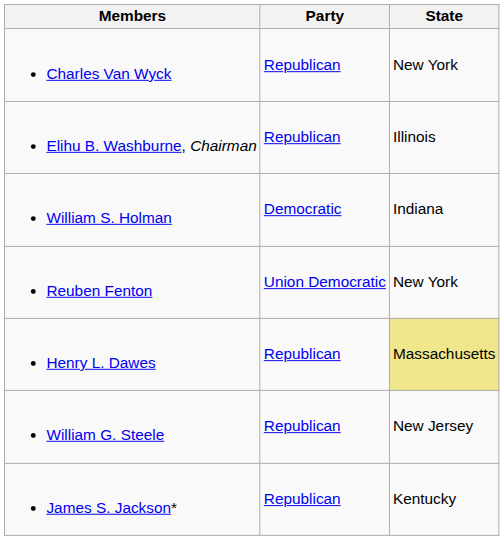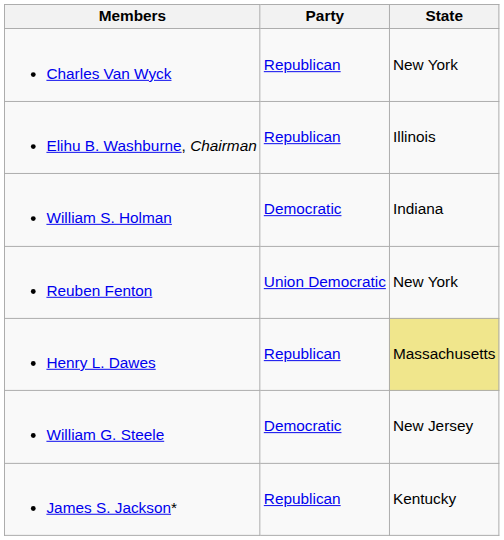(302, 426) Republican -> (303, 426) Democratic
